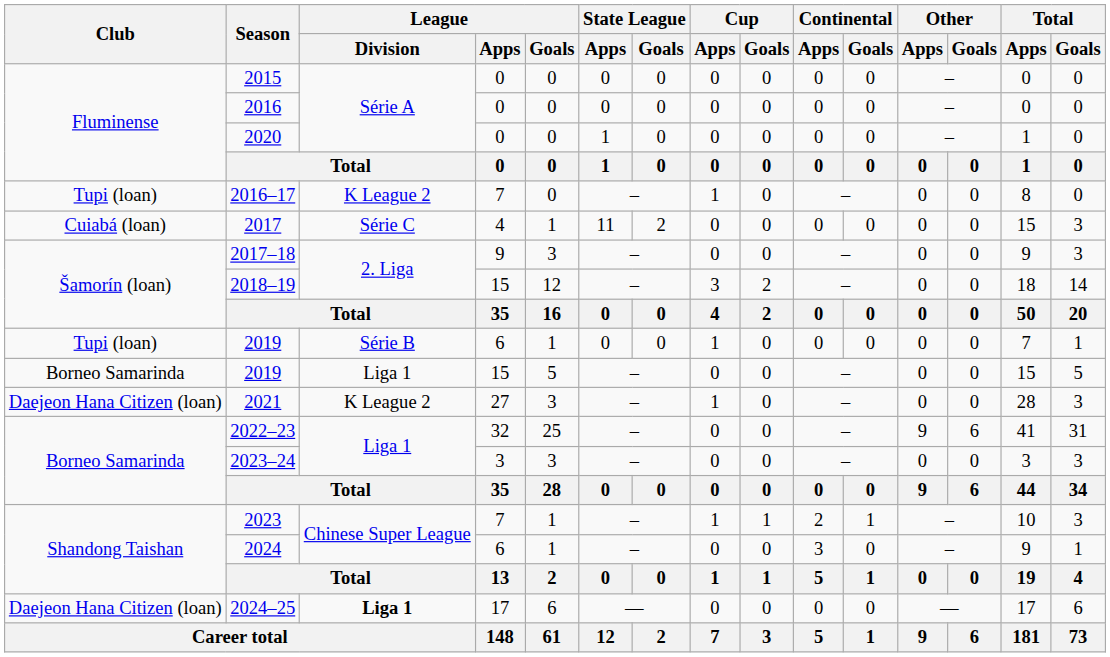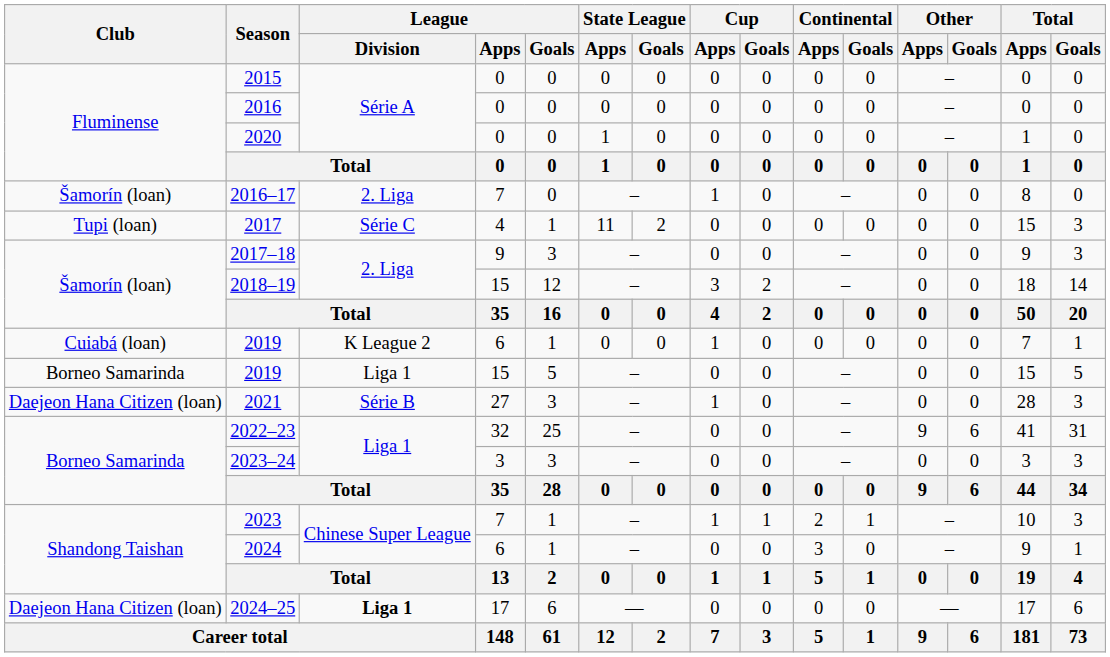(115, 195) Tupi (loan) -> (115, 195) Šamorín (loan)
(387, 195) K League 2 -> (387, 195) 2. Liga
(115, 225) Cuiabá (loan) -> (115, 225) Tupi (loan)
(115, 343) Tupi (loan) -> (115, 343) Cuiabá (loan)
(387, 343) Série B -> (387, 343) K League 2
(387, 401) K League 2 -> (387, 401) Série B
